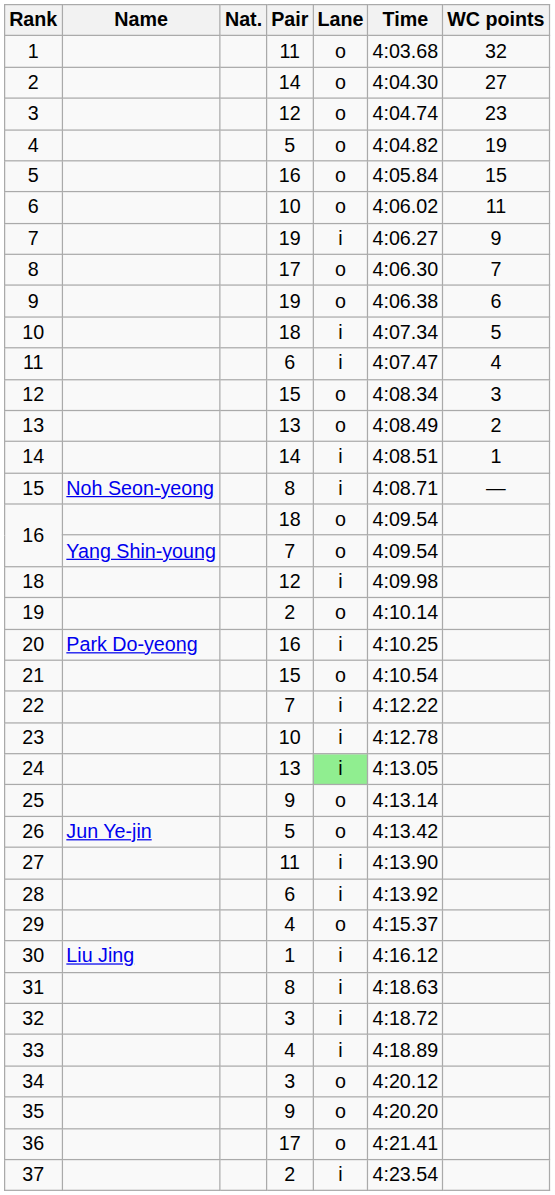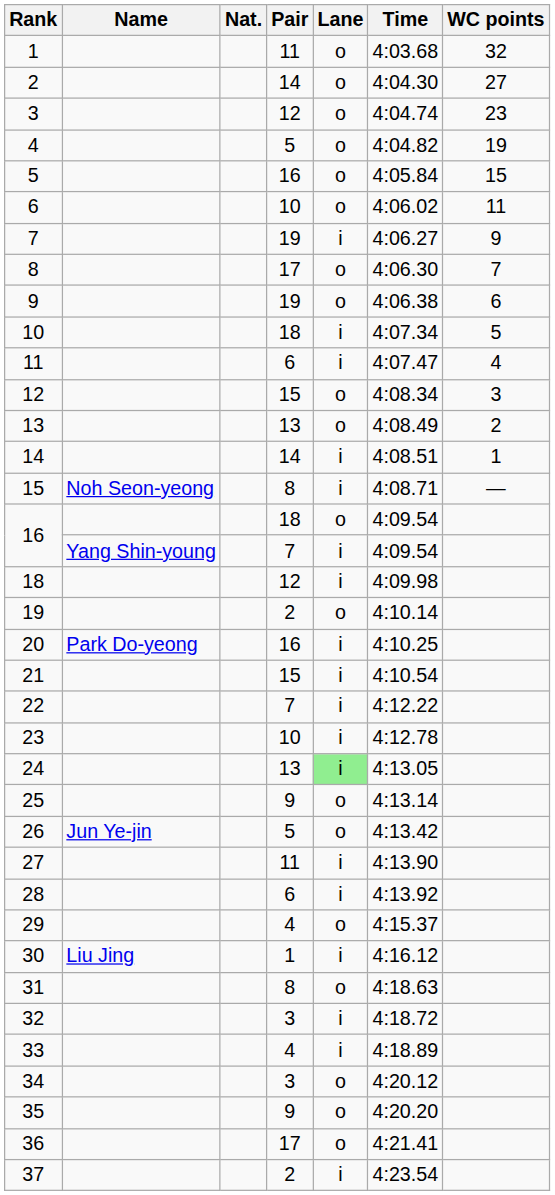(340, 550) o -> (340, 550) i
(340, 675) o -> (340, 675) i
(340, 987) i -> (340, 987) o
